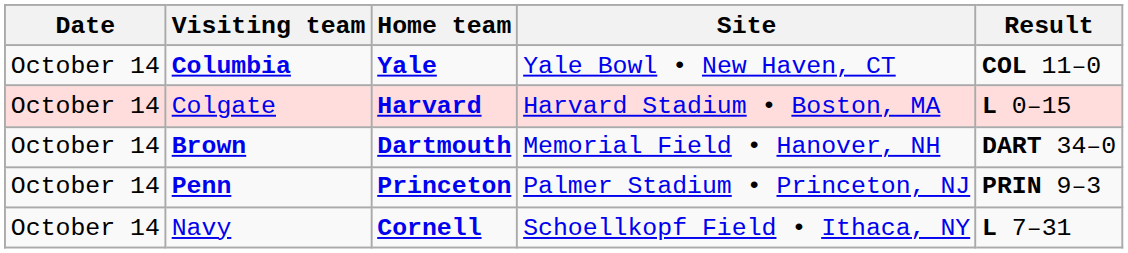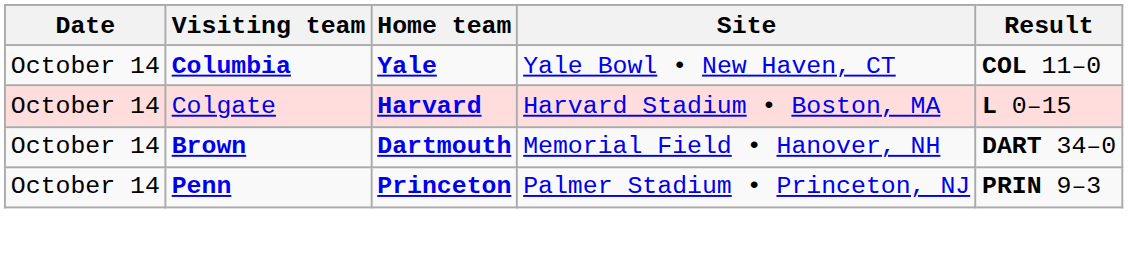- row: (202, 228)
